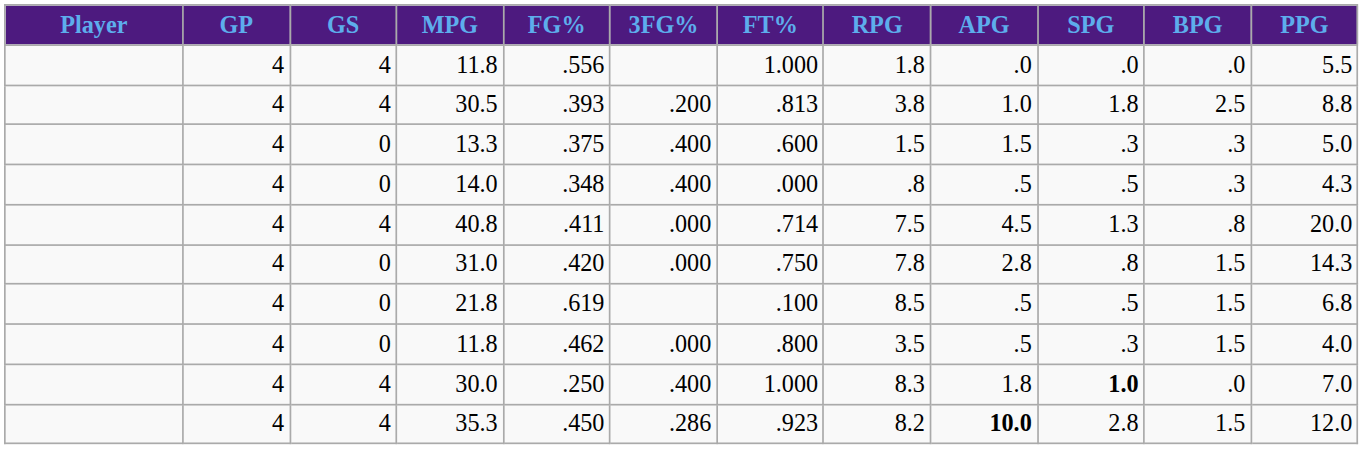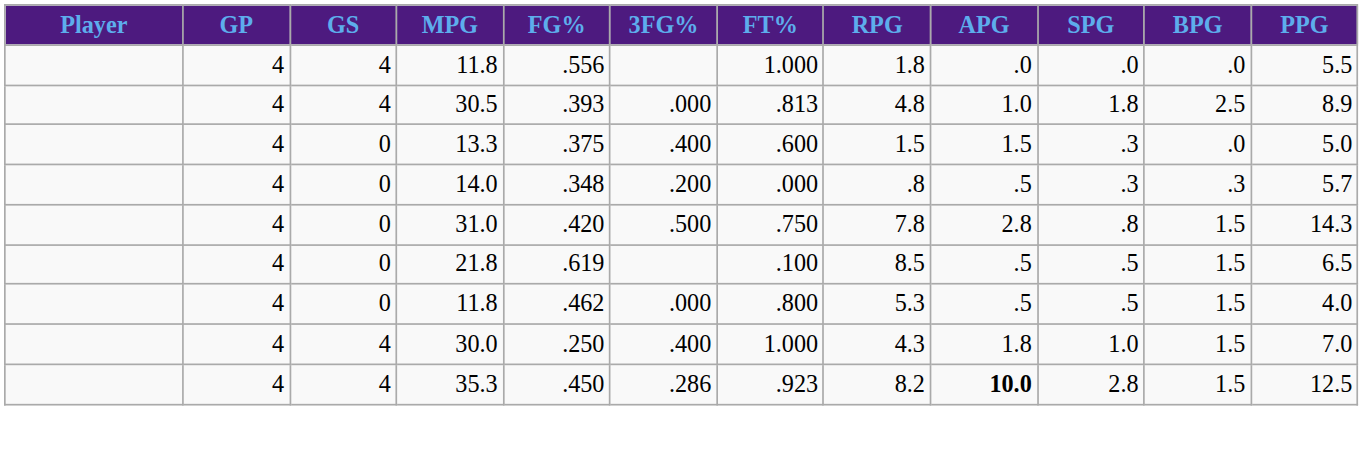(690, 104) .200 -> (690, 104) .000
(910, 104) 3.8 -> (910, 104) 4.8
(1337, 104) 8.8 -> (1337, 104) 8.9
(1236, 144) .3 -> (1236, 144) .0
(690, 184) .400 -> (690, 184) .200
(1129, 184) .5 -> (1129, 184) .3
(1337, 184) 4.3 -> (1337, 184) 5.7
- row: (385, 224)
(690, 264) .000 -> (690, 224) .500
(1337, 304) 6.8 -> (1337, 264) 6.5
(910, 344) 3.5 -> (910, 304) 5.3
(1129, 344) .3 -> (1129, 304) .5
(910, 383) 8.3 -> (910, 344) 4.3
(1123, 383) bold -> (1123, 344) normal
(1236, 383) .0 -> (1230, 344) 1.5
(1331, 423) 12.0 -> (1331, 383) 12.5
